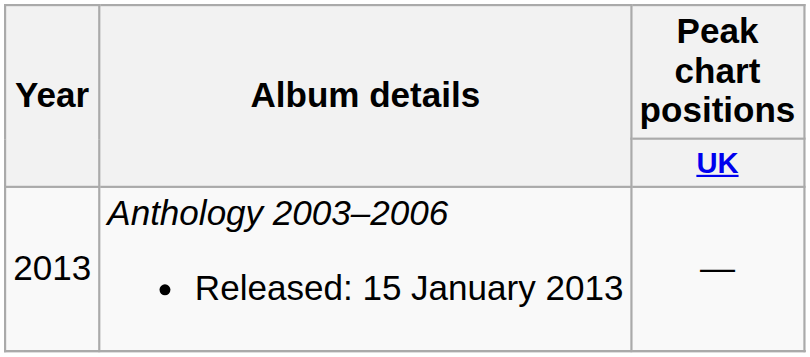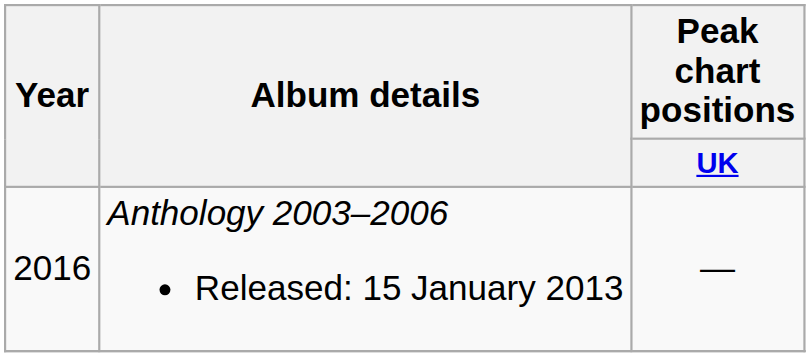(52, 268) 2013 -> (52, 268) 2016
